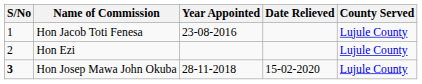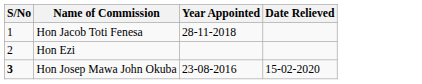- column: (377, 13)
(209, 32) 23-08-2016 -> (209, 32) 28-11-2018
(209, 69) 28-11-2018 -> (209, 69) 23-08-2016
